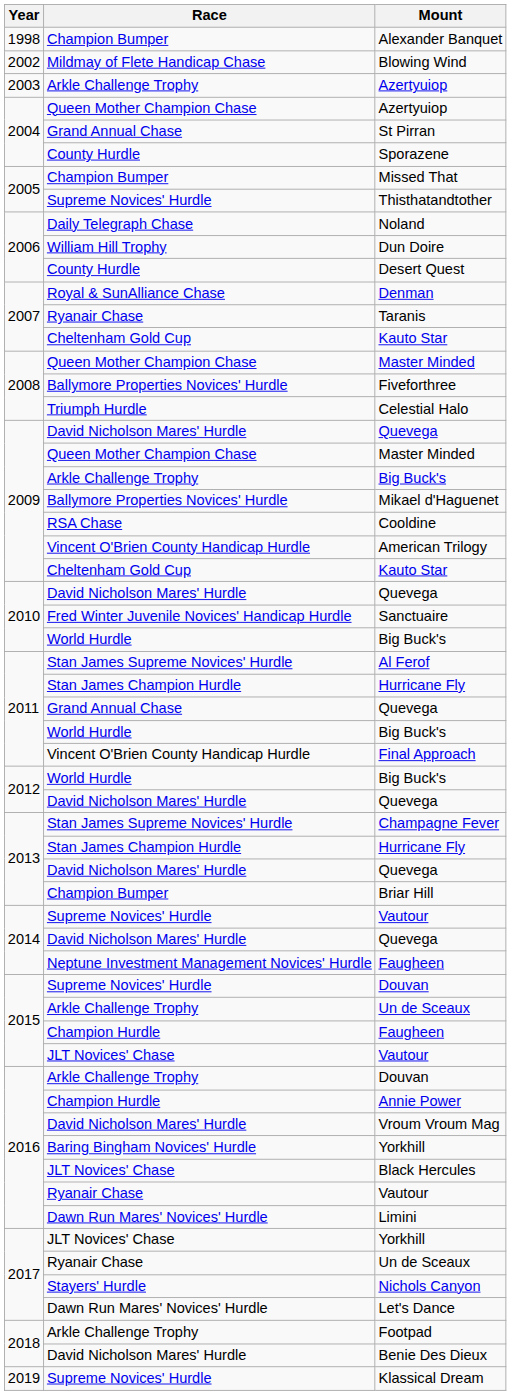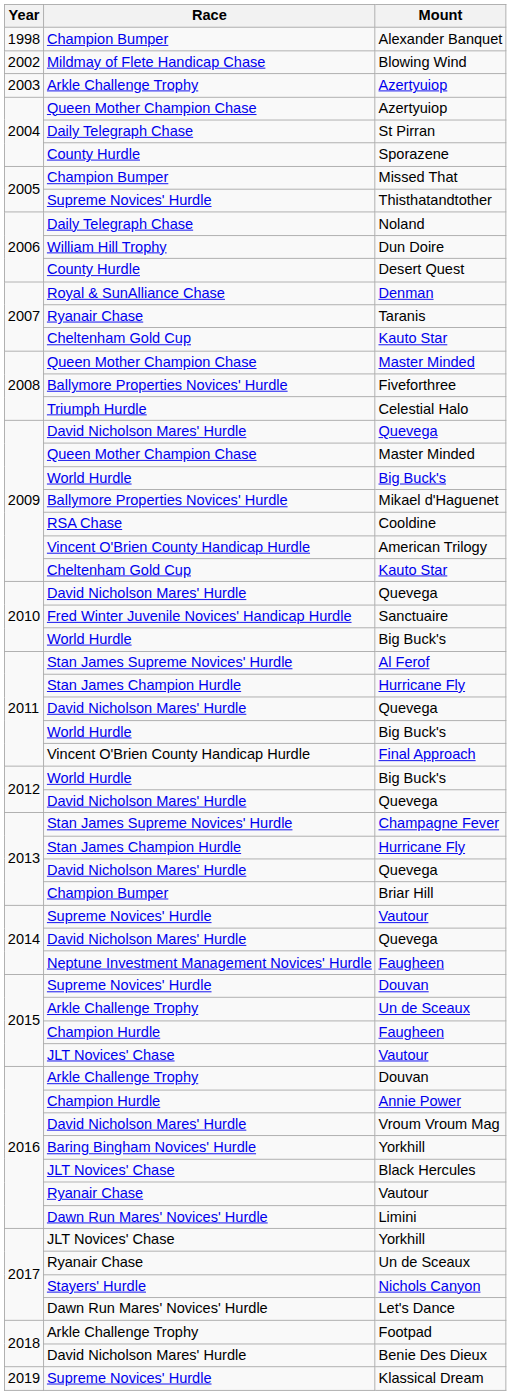(115, 131) Grand Annual Chase -> (120, 131) Daily Telegraph Chase
(123, 477) Arkle Challenge Trophy -> (89, 477) World Hurdle
(115, 708) Grand Annual Chase -> (147, 708) David Nicholson Mares' Hurdle
